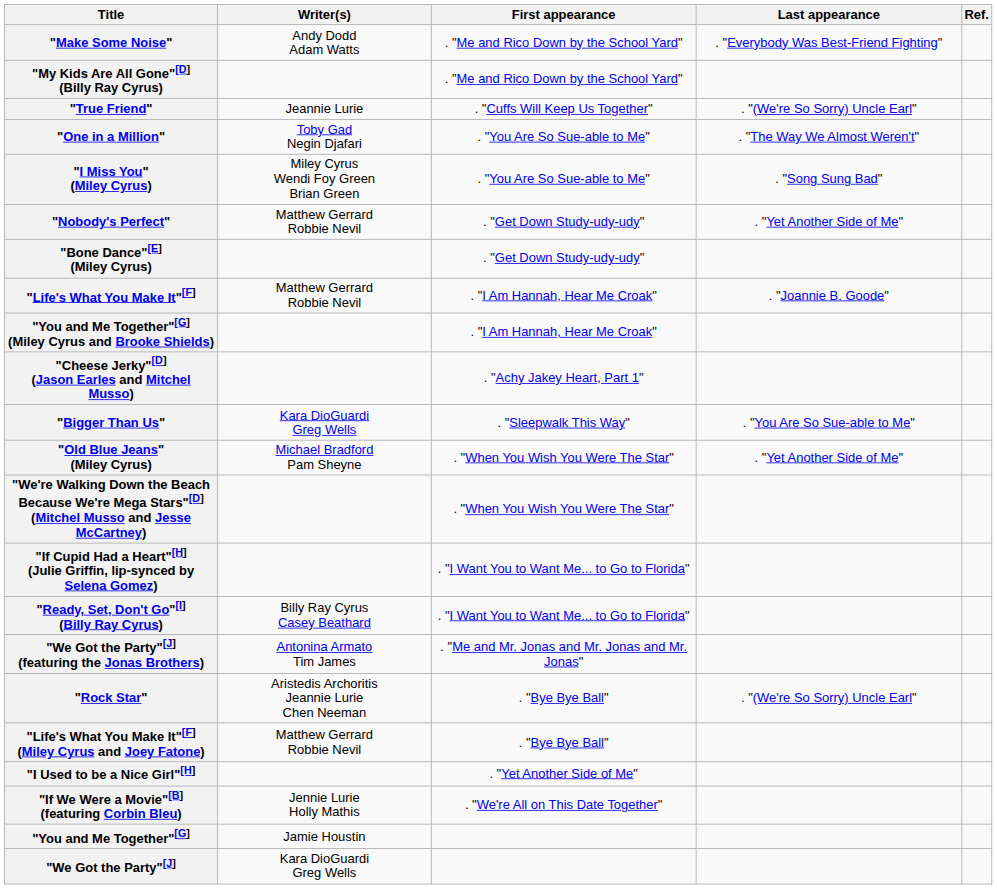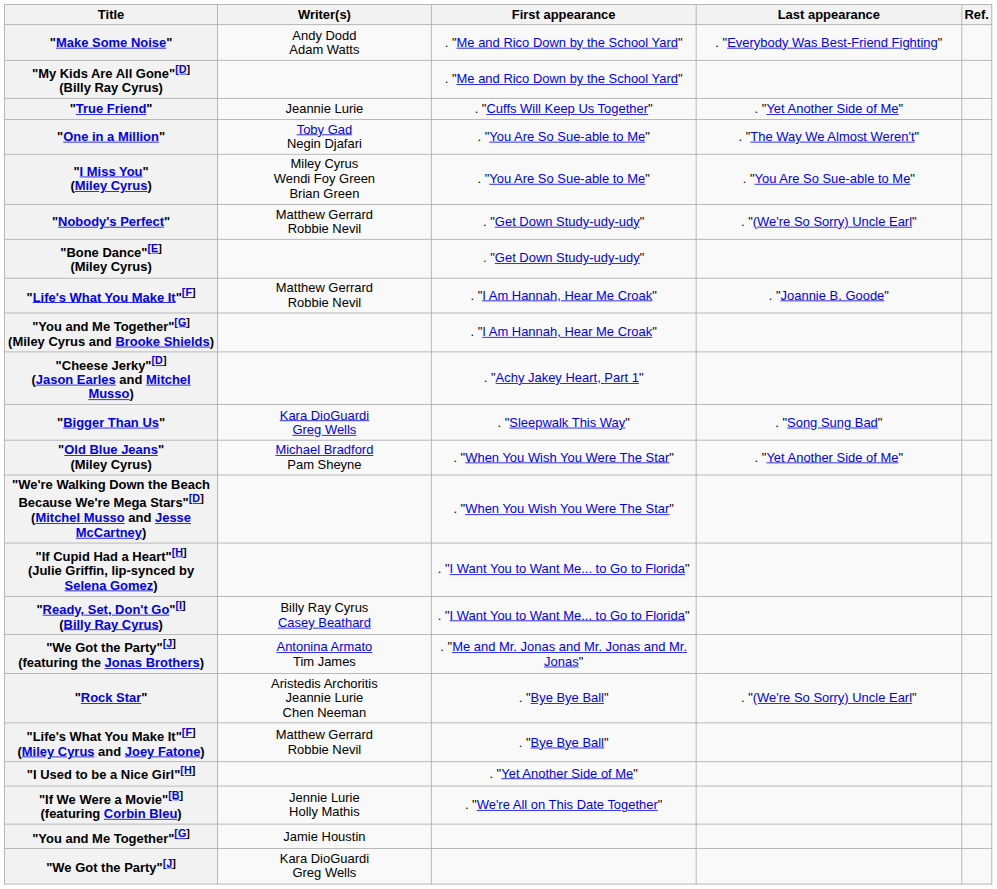(829, 109) . "(We're So Sorry) Uncle Earl" -> (829, 109) . "Yet Another Side of Me"
(829, 179) . "Song Sung Bad" -> (829, 179) . "You Are So Sue-able to Me"
(829, 221) . "Yet Another Side of Me" -> (829, 221) . "(We're So Sorry) Uncle Earl"
(829, 422) . "You Are So Sue-able to Me" -> (829, 422) . "Song Sung Bad"
